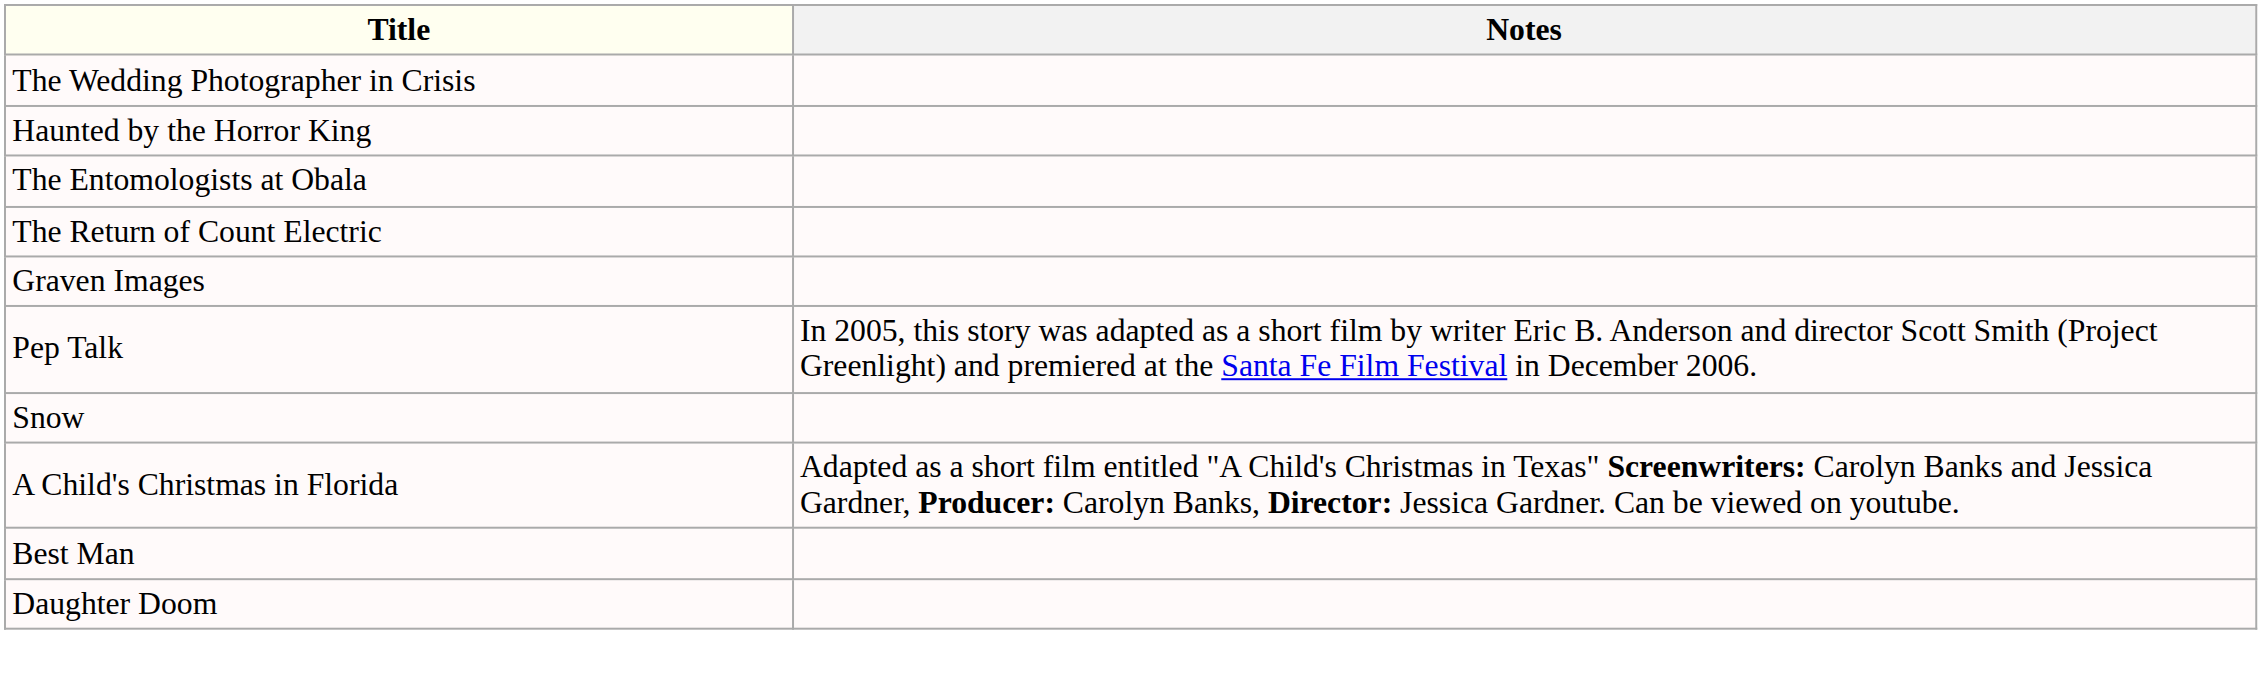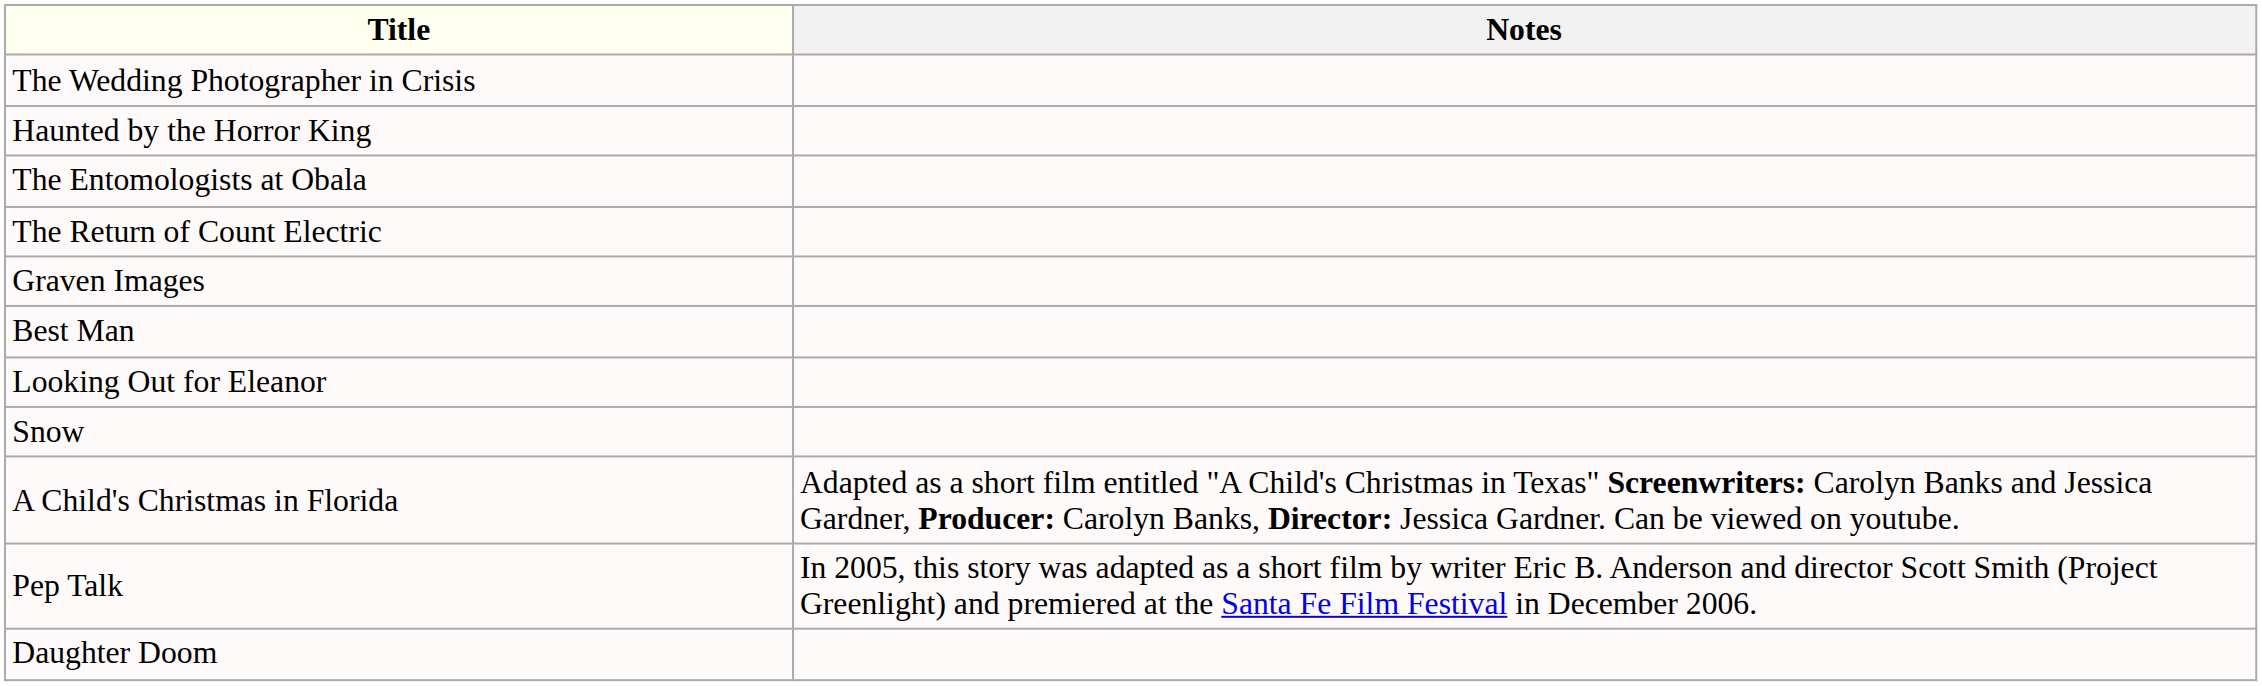rows swapped: (68, 348) <-> (73, 553)
+ row: (169, 381)
